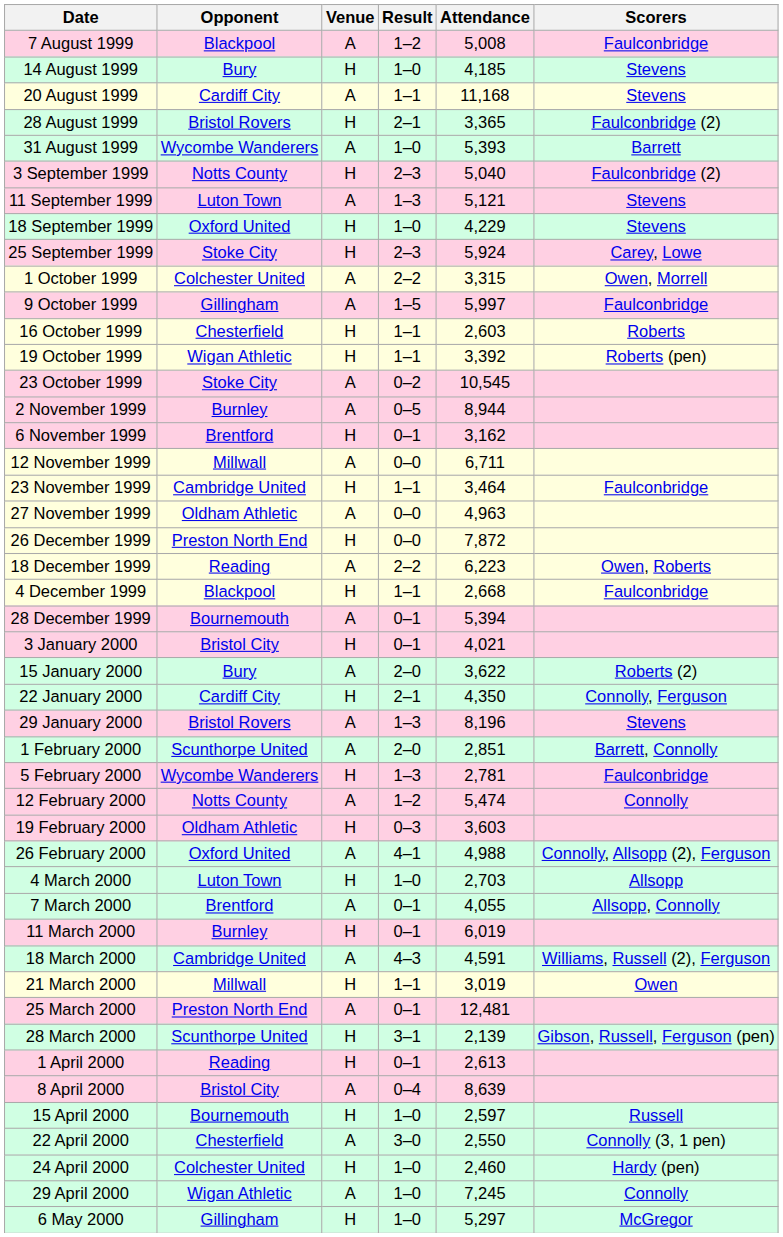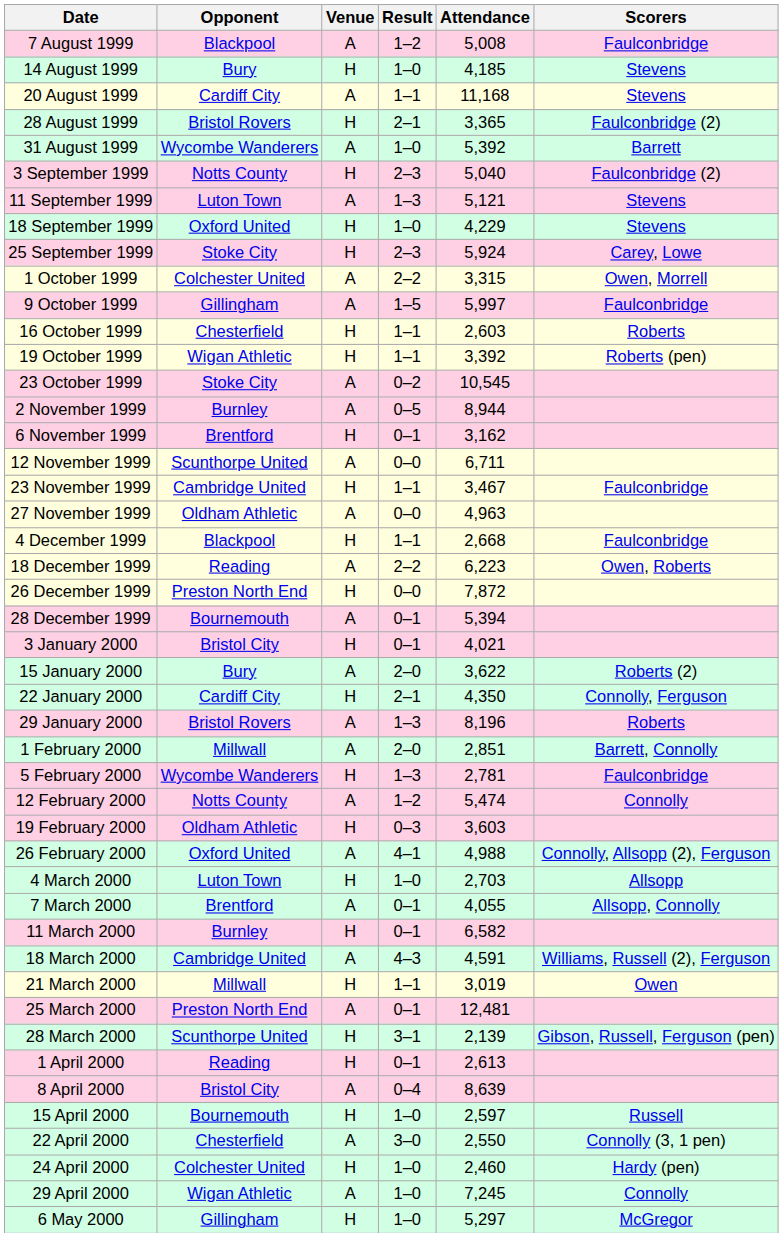(485, 148) 5,393 -> (485, 148) 5,392
(240, 461) Millwall -> (240, 461) Scunthorpe United
(485, 488) 3,464 -> (485, 488) 3,467
rows swapped: (81, 592) <-> (81, 540)
(656, 723) Stevens -> (656, 723) Roberts
(240, 749) Scunthorpe United -> (240, 749) Millwall
(485, 932) 6,019 -> (485, 932) 6,582
